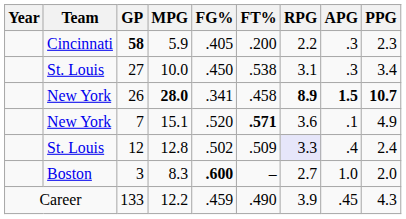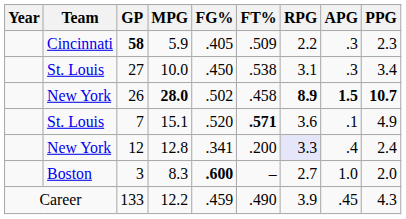(263, 43) .200 -> (263, 43) .509
(219, 95) .341 -> (219, 95) .502
(79, 121) New York -> (76, 121) St. Louis
(76, 148) St. Louis -> (79, 148) New York
(219, 148) .502 -> (219, 148) .341
(263, 148) .509 -> (263, 148) .200
